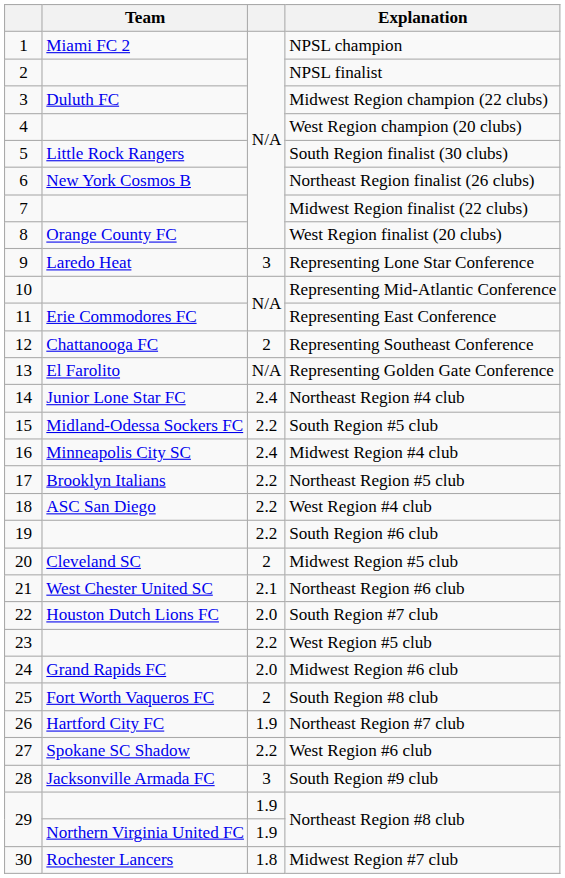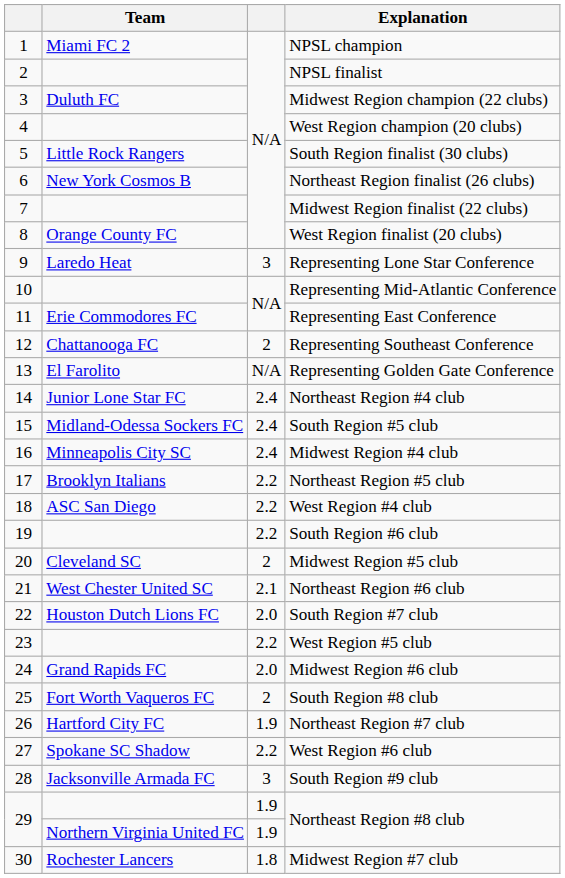(267, 425) 2.2 -> (267, 425) 2.4
